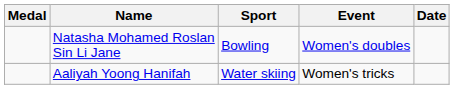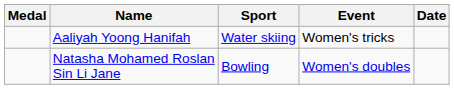rows swapped: (134, 45) <-> (122, 74)
